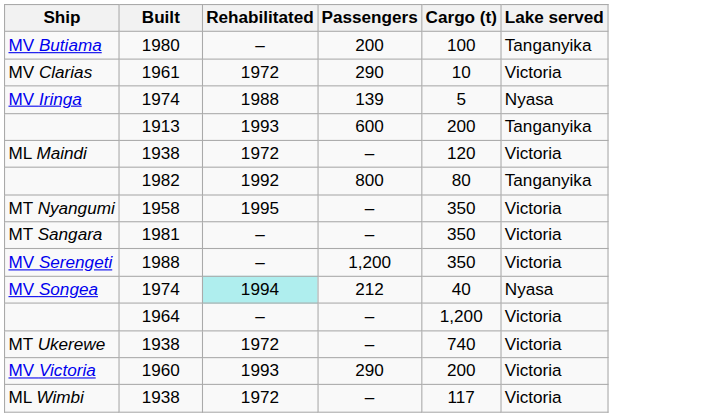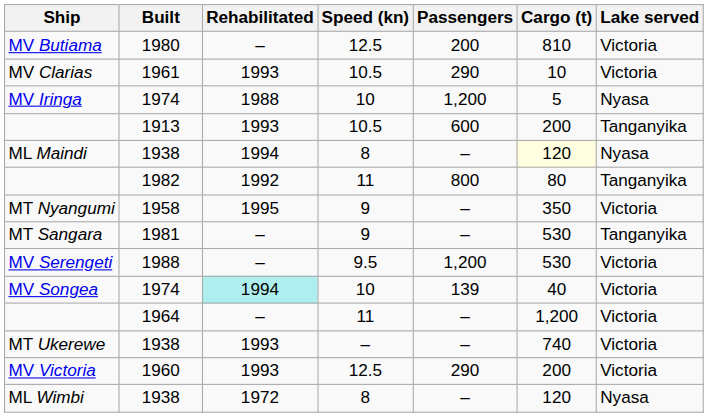+ column: (365, 18)
(461, 45) 100 -> (557, 45) 810
(548, 45) Tanganyika -> (629, 45) Victoria
(260, 72) 1972 -> (260, 72) 1993
(370, 99) 139 -> (465, 99) 1,200
(260, 153) 1972 -> (260, 153) 1994
(461, 153) no background -> (557, 153) lightyellow background
(533, 153) Victoria -> (624, 153) Nyasa
(461, 235) 350 -> (557, 235) 530
(533, 235) Victoria -> (644, 235) Tanganyika
(461, 262) 350 -> (557, 262) 530
(370, 289) 212 -> (465, 289) 139
(529, 289) Nyasa -> (629, 289) Victoria
(260, 343) 1972 -> (260, 343) 1993
(461, 398) 117 -> (557, 398) 120
(533, 398) Victoria -> (624, 398) Nyasa
